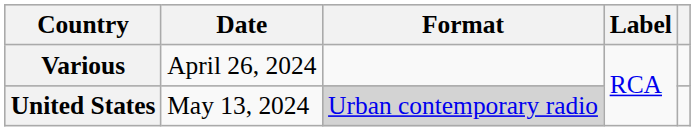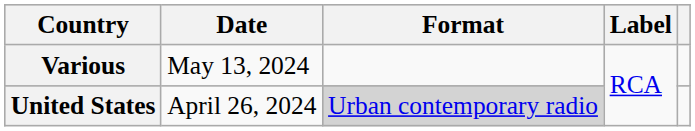(242, 65) April 26, 2024 -> (238, 65) May 13, 2024
(238, 105) May 13, 2024 -> (242, 105) April 26, 2024
